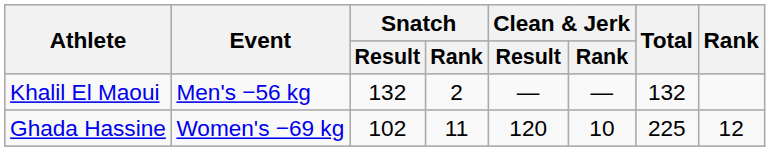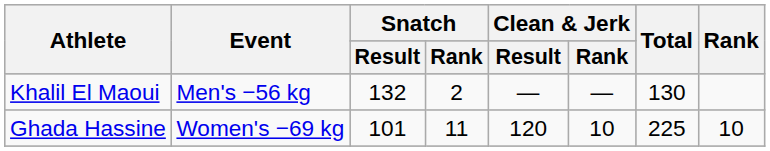(667, 92) 132 -> (667, 92) 130
(387, 128) 102 -> (387, 128) 101
(731, 128) 12 -> (731, 128) 10
